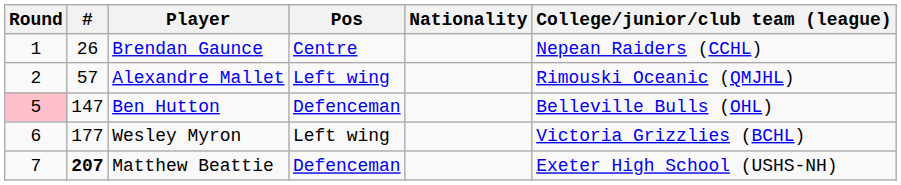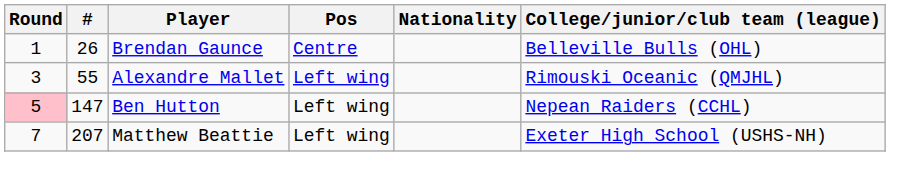(649, 49) Nepean Raiders (CCHL) -> (644, 49) Belleville Bulls (OHL)
(36, 78) 2 -> (36, 78) 3
(87, 78) 57 -> (87, 78) 55
(347, 107) Defenceman -> (341, 107) Left wing
(655, 107) Belleville Bulls (OHL) -> (638, 107) Nepean Raiders (CCHL)
- row: (177, 136)
(87, 166) bold -> (87, 136) normal
(347, 166) Defenceman -> (341, 136) Left wing
